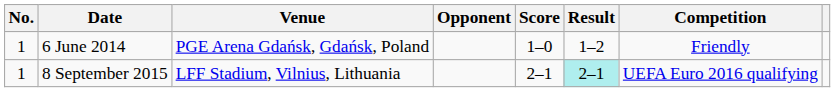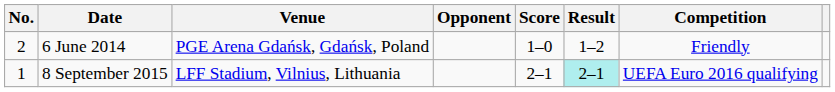(21, 45) 1 -> (21, 45) 2
